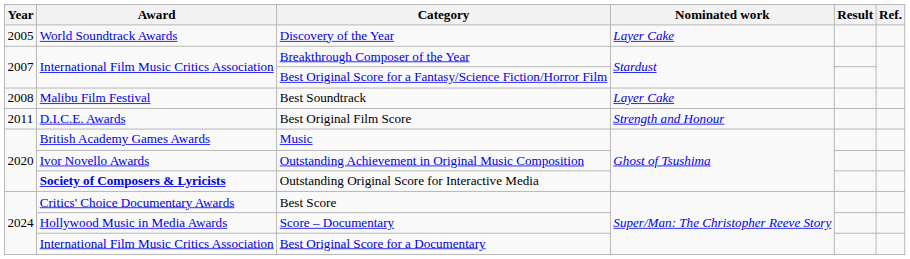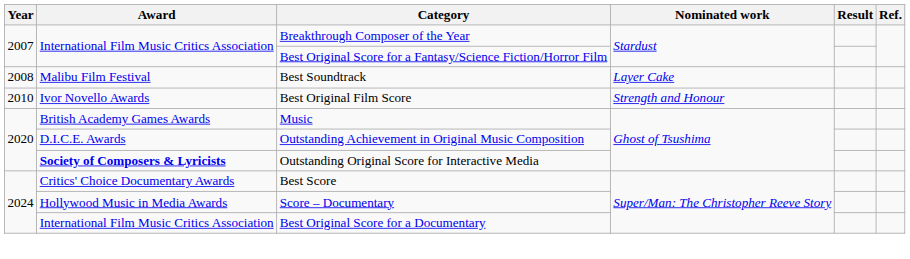- row: (337, 35)
(20, 118) 2011 -> (21, 98) 2010
(83, 118) D.I.C.E. Awards -> (95, 98) Ivor Novello Awards
(95, 160) Ivor Novello Awards -> (83, 139) D.I.C.E. Awards
